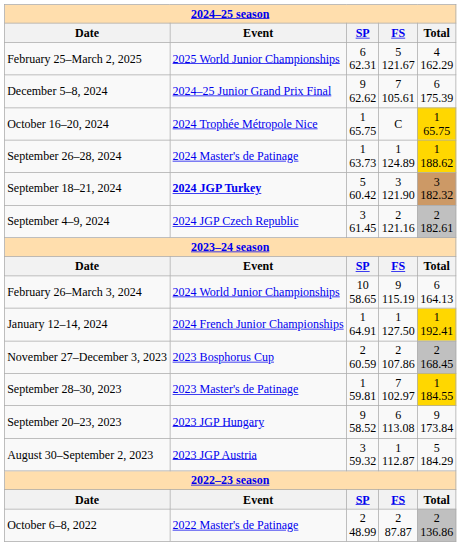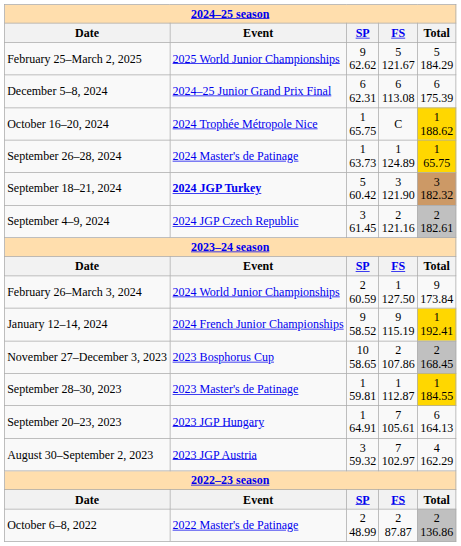(363, 58) 6 62.31 -> (363, 58) 9 62.62
(437, 58) 4 162.29 -> (437, 58) 5 184.29
(363, 91) 9 62.62 -> (363, 91) 6 62.31
(398, 91) 7 105.61 -> (398, 91) 6 113.08
(437, 123) 1 65.75 -> (437, 123) 1 188.62
(437, 156) 1 188.62 -> (437, 156) 1 65.75
(363, 292) 10 58.65 -> (363, 292) 2 60.59
(398, 292) 9 115.19 -> (398, 292) 1 127.50
(437, 292) 6 164.13 -> (437, 292) 9 173.84
(363, 324) 1 64.91 -> (363, 324) 9 58.52
(398, 324) 1 127.50 -> (398, 324) 9 115.19
(363, 357) 2 60.59 -> (363, 357) 10 58.65
(398, 389) 7 102.97 -> (398, 389) 1 112.87
(363, 422) 9 58.52 -> (363, 422) 1 64.91
(398, 422) 6 113.08 -> (398, 422) 7 105.61
(437, 422) 9 173.84 -> (437, 422) 6 164.13
(398, 454) 1 112.87 -> (398, 454) 7 102.97
(437, 454) 5 184.29 -> (437, 454) 4 162.29
